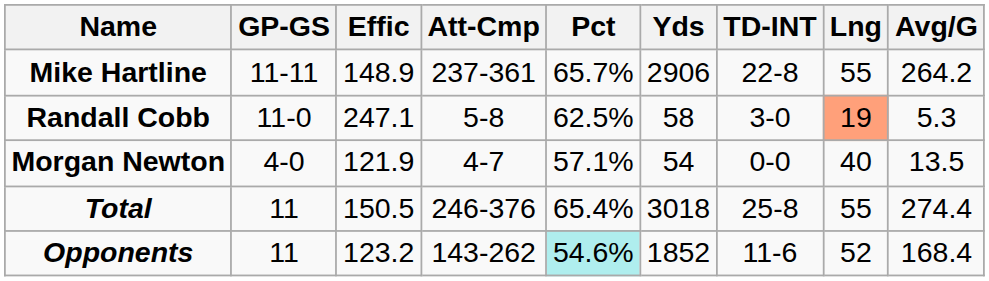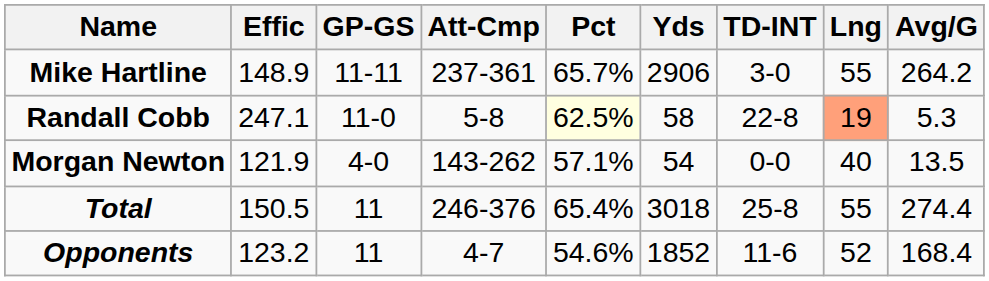columns swapped: (284, 27) <-> (379, 27)
(770, 72) 22-8 -> (770, 72) 3-0
(593, 117) no background -> (593, 117) lightyellow background
(770, 117) 3-0 -> (770, 117) 22-8
(484, 162) 4-7 -> (484, 162) 143-262
(484, 252) 143-262 -> (484, 252) 4-7
(593, 252) paleturquoise background -> (593, 252) no background
